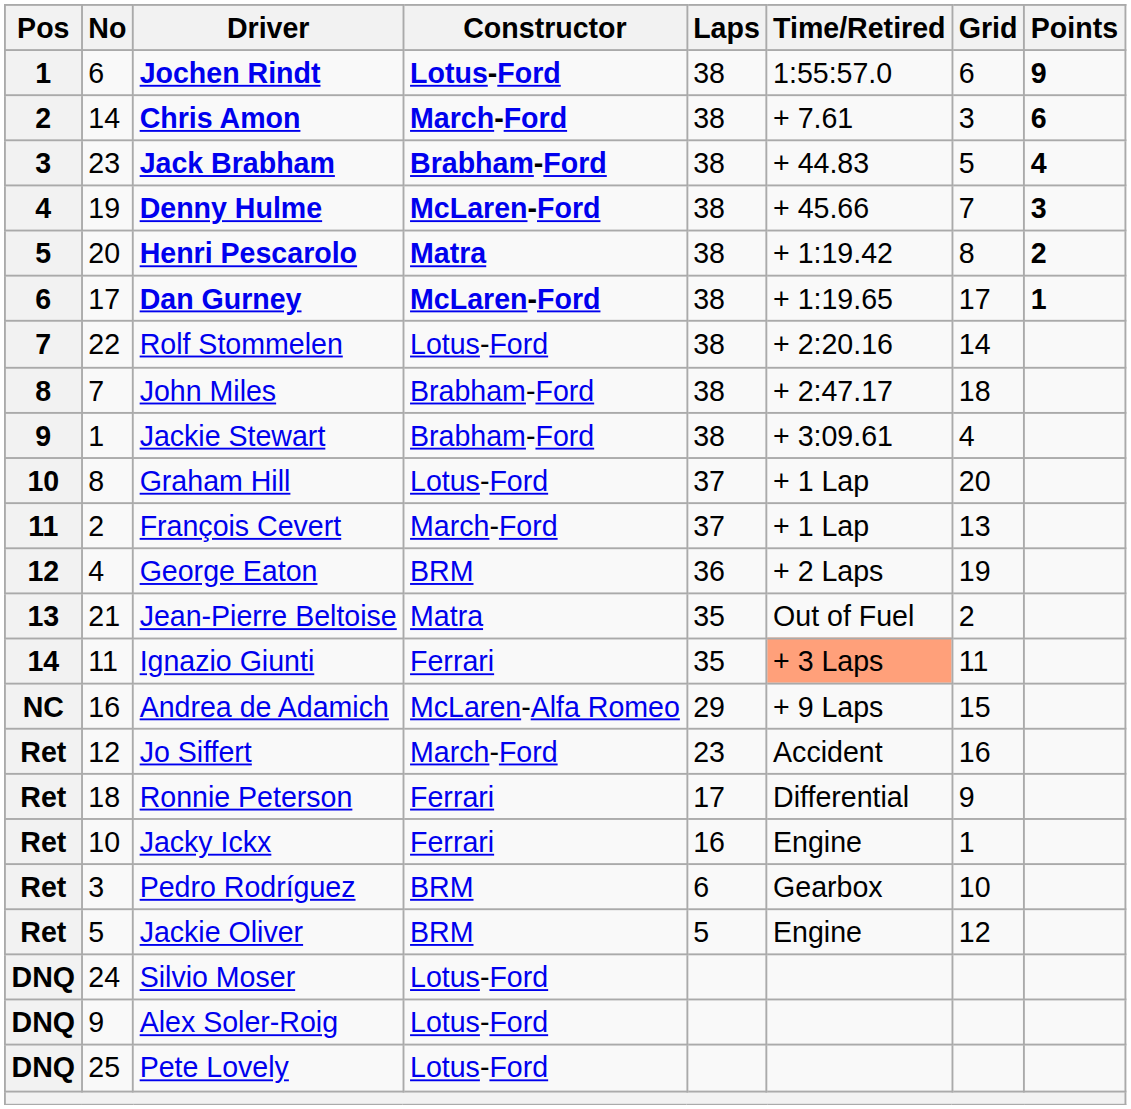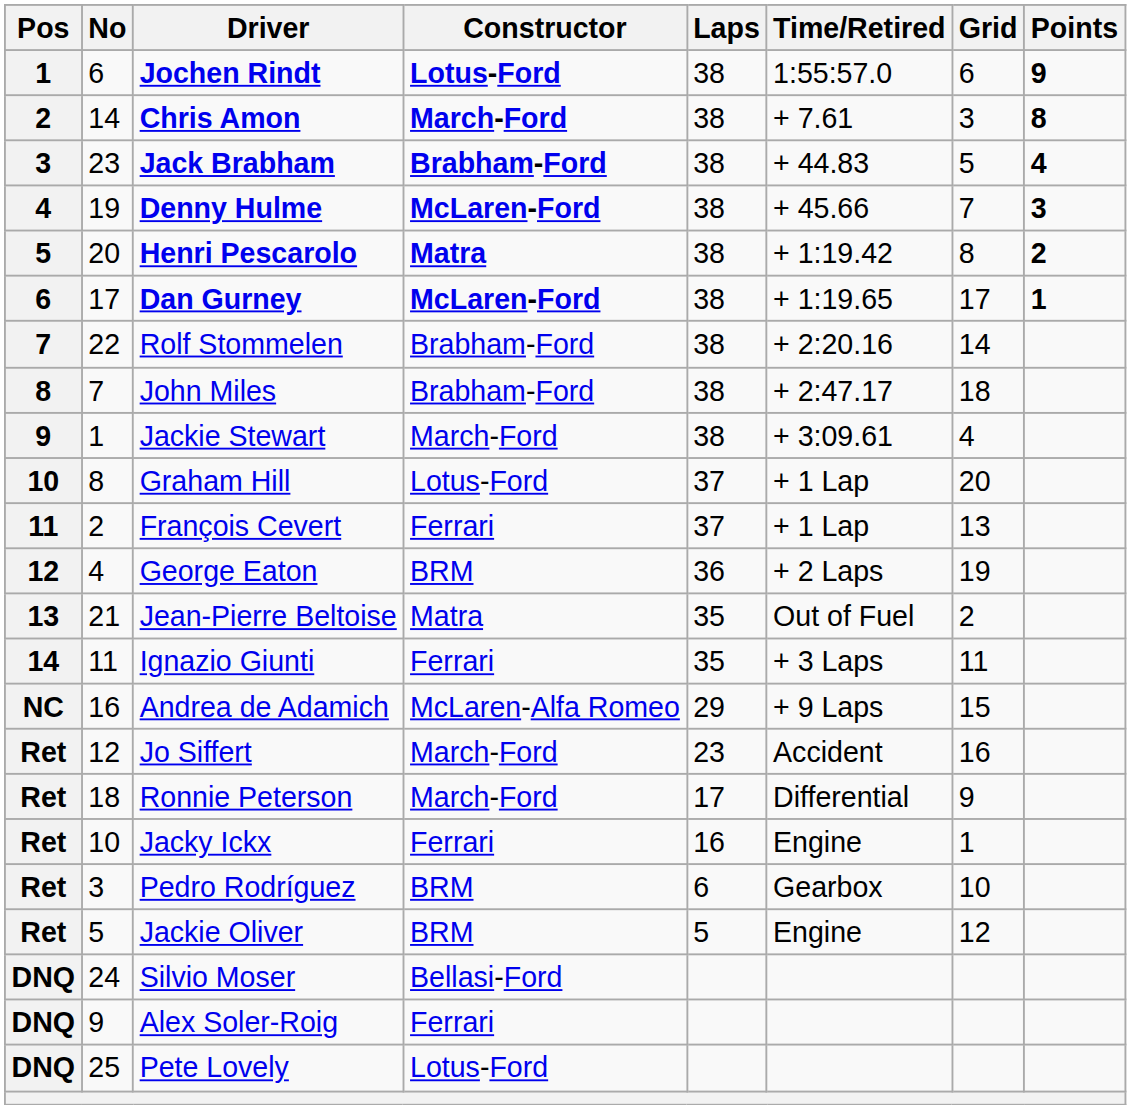(1039, 118) 6 -> (1039, 118) 8
(479, 344) Lotus-Ford -> (502, 344) Brabham-Ford
(502, 435) Brabham-Ford -> (484, 435) March-Ford
(484, 525) March-Ford -> (452, 525) Ferrari
(828, 661) lightsalmon background -> (828, 661) no background
(452, 797) Ferrari -> (484, 797) March-Ford
(479, 978) Lotus-Ford -> (486, 978) Bellasi-Ford
(479, 1023) Lotus-Ford -> (452, 1023) Ferrari
